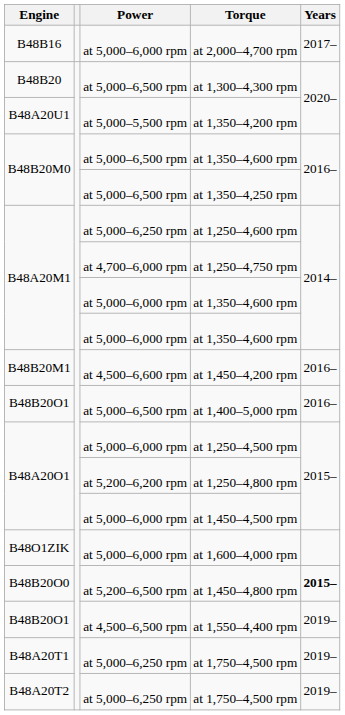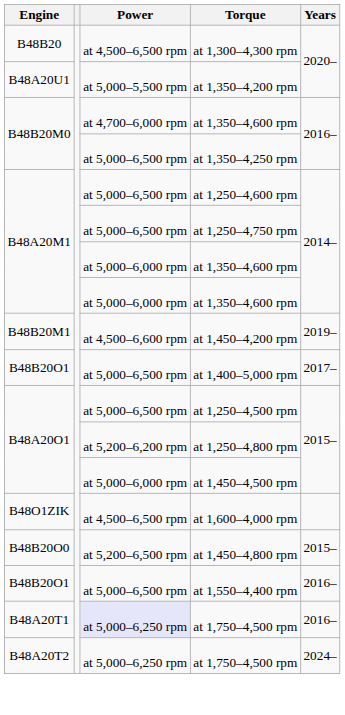- row: (39, 43)
(135, 87) at 5,000–6,500 rpm -> (135, 51) at 4,500–6,500 rpm
(135, 159) at 5,000–6,500 rpm -> (135, 123) at 4,700–6,000 rpm
(135, 231) at 5,000–6,250 rpm -> (135, 195) at 5,000–6,500 rpm
(135, 267) at 4,700–6,000 rpm -> (135, 231) at 5,000–6,500 rpm
(320, 367) 2016– -> (320, 331) 2019–
(320, 403) 2016– -> (320, 367) 2017–
(135, 447) at 5,000–6,000 rpm -> (135, 411) at 5,000–6,500 rpm
(135, 555) at 5,000–6,000 rpm -> (135, 519) at 4,500–6,500 rpm
(320, 583) bold -> (320, 547) normal
(135, 627) at 4,500–6,500 rpm -> (135, 591) at 5,000–6,500 rpm
(320, 619) 2019– -> (320, 583) 2016–
(135, 663) no background -> (135, 627) lavender background
(320, 655) 2019– -> (320, 619) 2016–
(320, 691) 2019– -> (320, 655) 2024–
